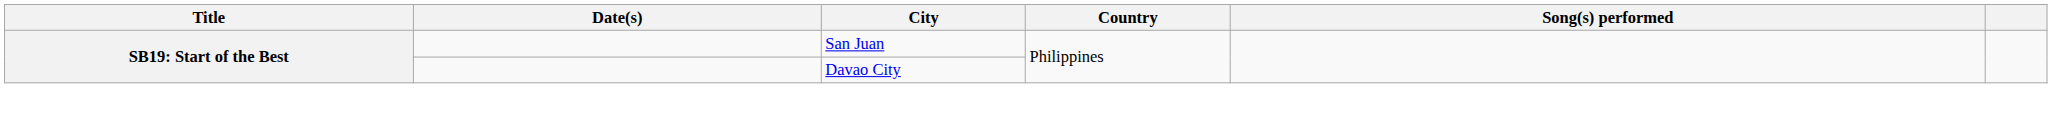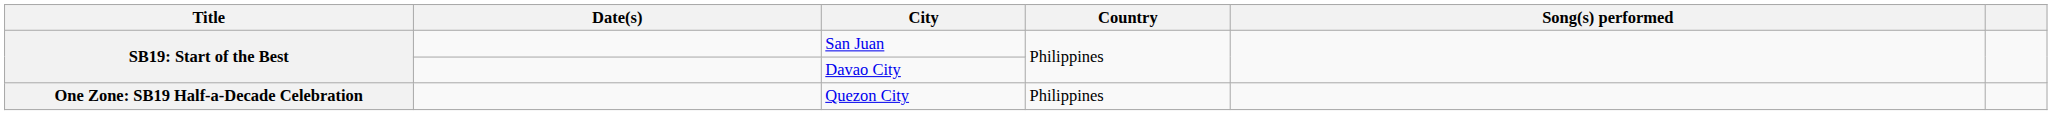+ row: (867, 95)
